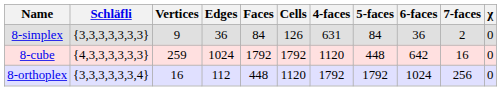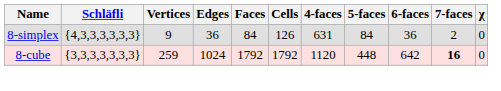(111, 34) {3,3,3,3,3,3,3} -> (103, 34) {4,3,3,3,3,3,3}
(111, 55) {4,3,3,3,3,3,3} -> (103, 55) {3,3,3,3,3,3,3}
(462, 55) normal -> (454, 55) bold
- row: (37, 75)
